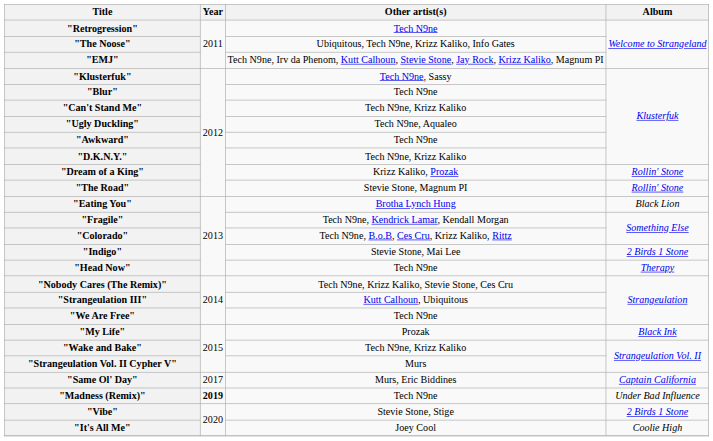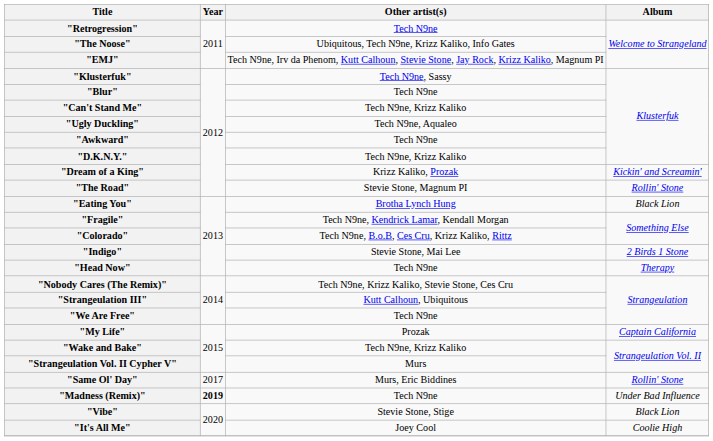(657, 172) Rollin' Stone -> (657, 172) Kickin' and Screamin'
(657, 332) Black Ink -> (657, 332) Captain California
(657, 380) Captain California -> (657, 380) Rollin' Stone
(657, 412) 2 Birds 1 Stone -> (657, 412) Black Lion
